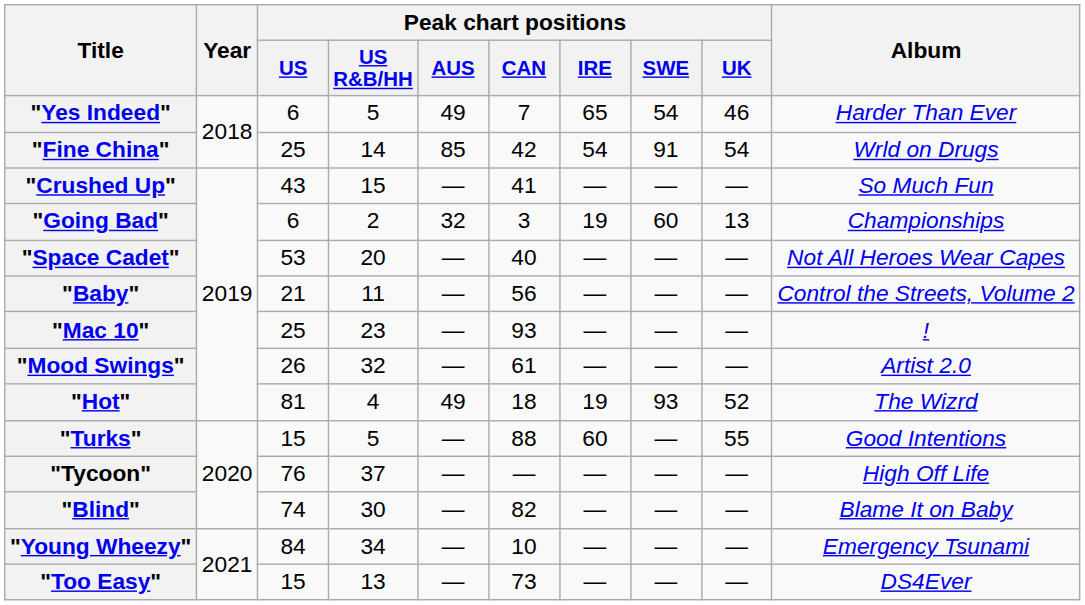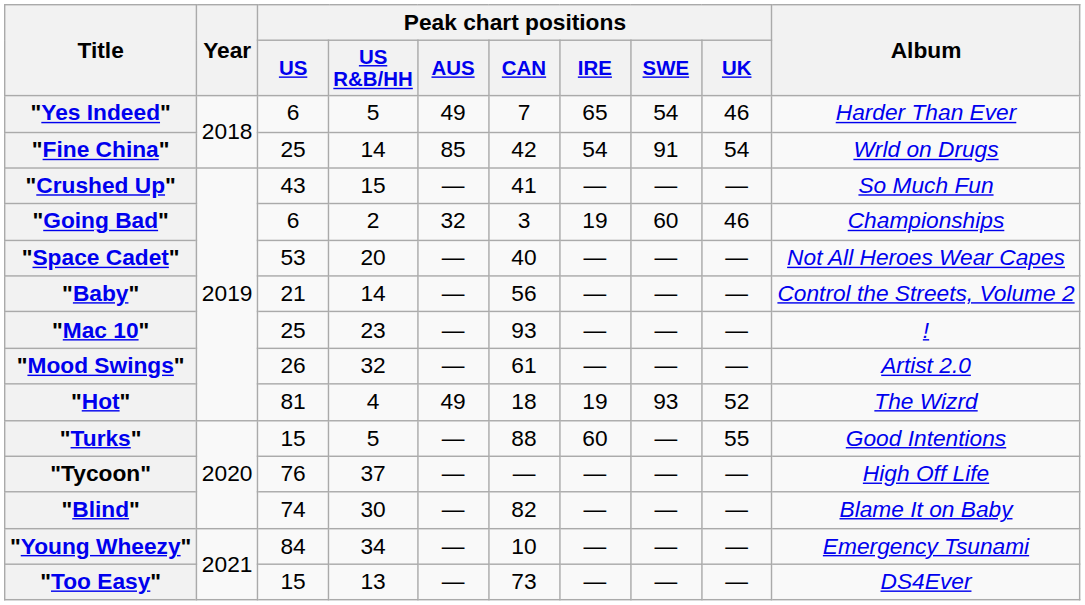(737, 221) 13 -> (737, 221) 46
(373, 293) 11 -> (373, 293) 14
